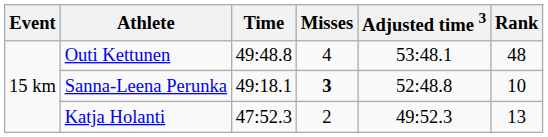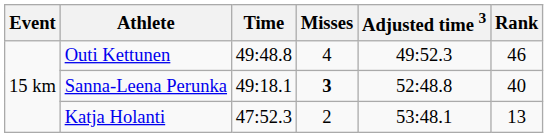(424, 55) 53:48.1 -> (424, 55) 49:52.3
(517, 55) 48 -> (517, 55) 46
(517, 86) 10 -> (517, 86) 40
(424, 117) 49:52.3 -> (424, 117) 53:48.1
